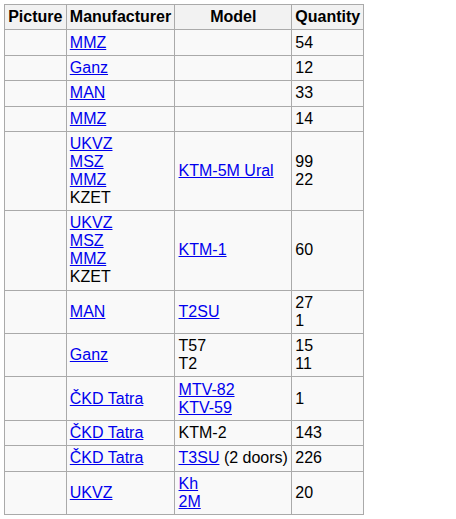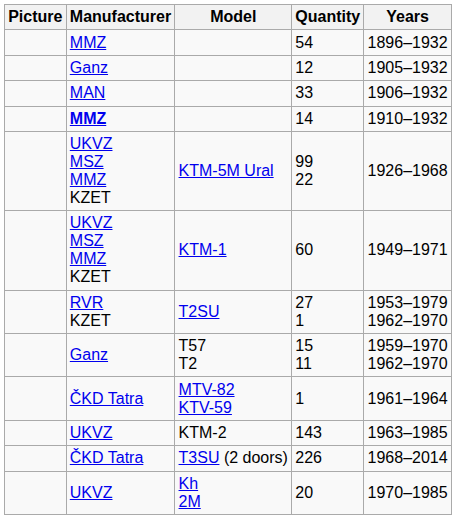+ column: (408, 17)
(88, 118) normal -> (88, 118) bold
(88, 311) MAN -> (90, 311) RVR KZET
(107, 432) ČKD Tatra -> (91, 432) UKVZ
